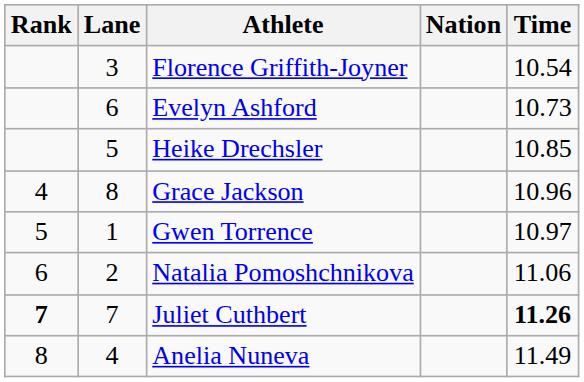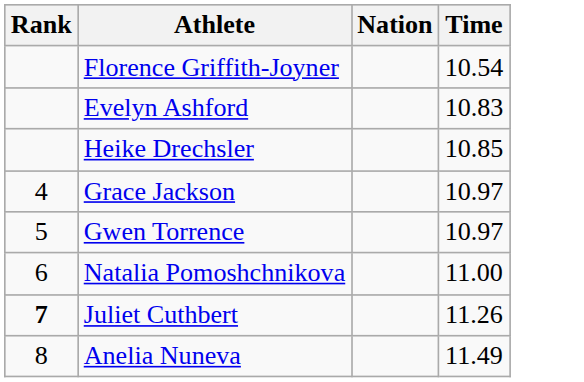- column: (112, 25)
(543, 107) 10.73 -> (474, 107) 10.83
(543, 190) 10.96 -> (474, 190) 10.97
(543, 273) 11.06 -> (474, 273) 11.00
(543, 314) bold -> (474, 314) normal
